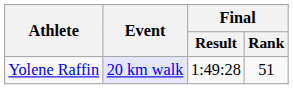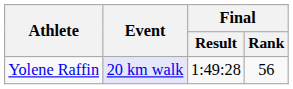(266, 70) 51 -> (266, 70) 56
